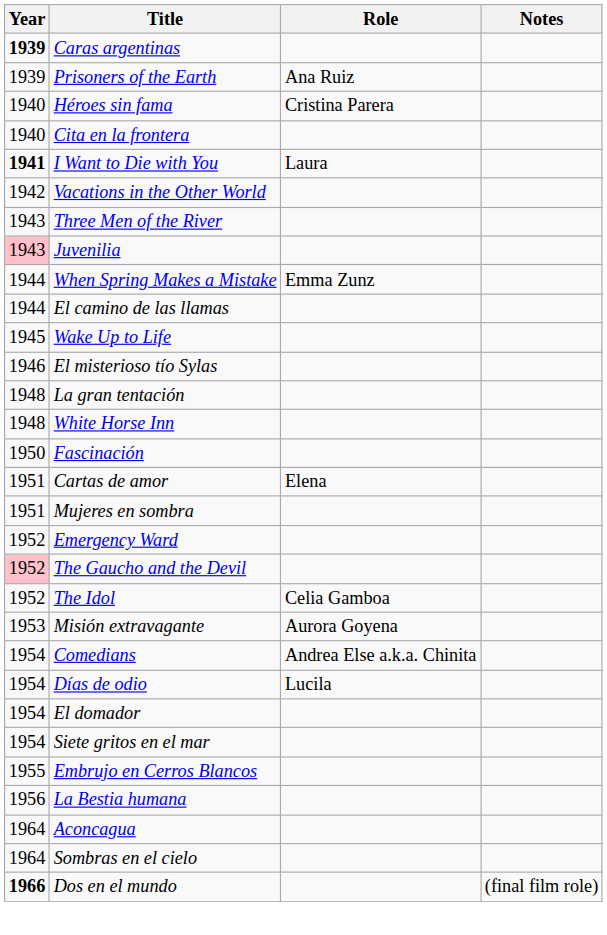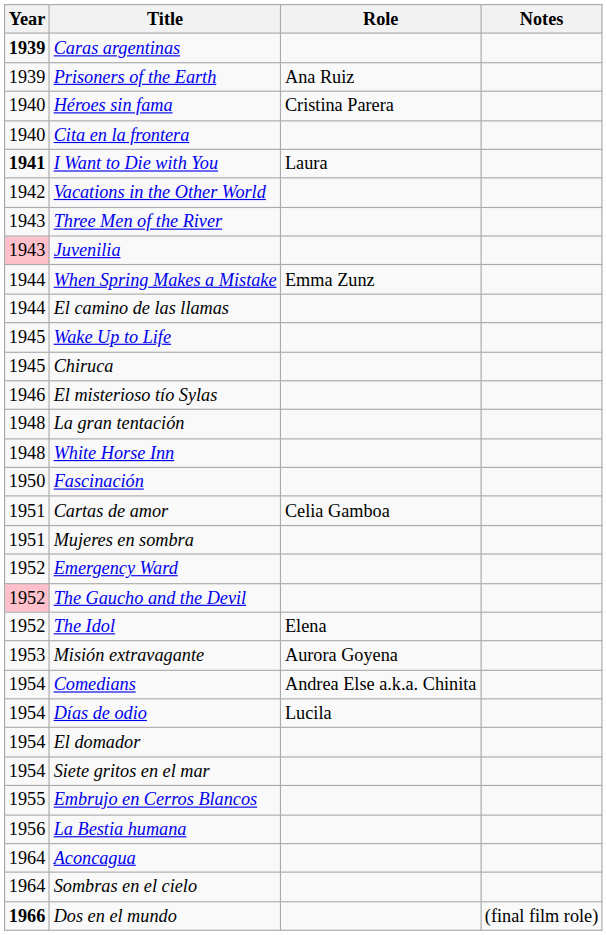+ row: (84, 366)
(306, 481) Elena -> (337, 510) Celia Gamboa
(337, 597) Celia Gamboa -> (306, 626) Elena
